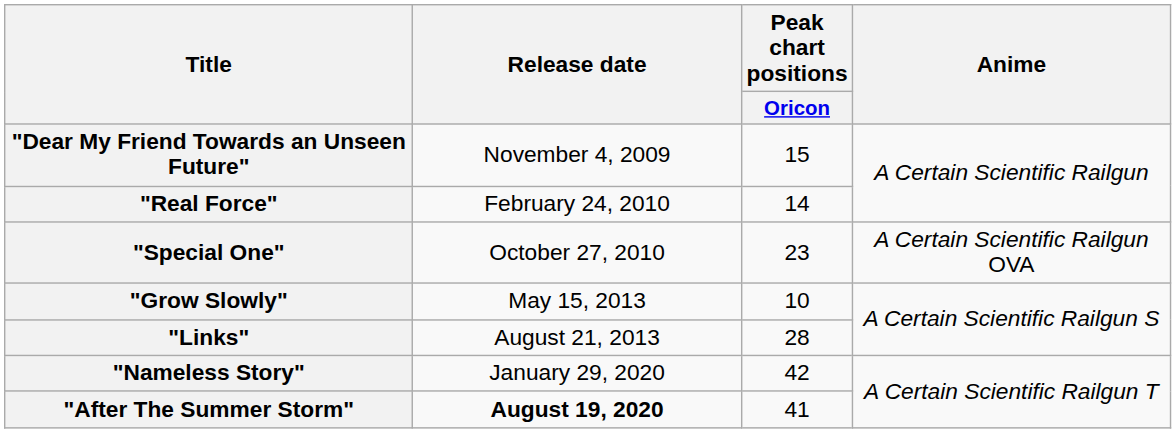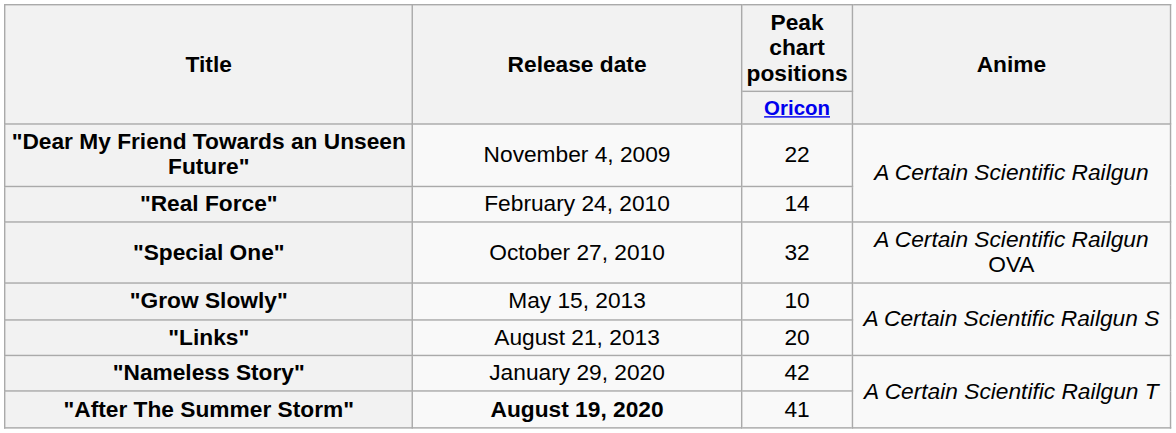(797, 154) 15 -> (797, 154) 22
(797, 252) 23 -> (797, 252) 32
(797, 337) 28 -> (797, 337) 20
